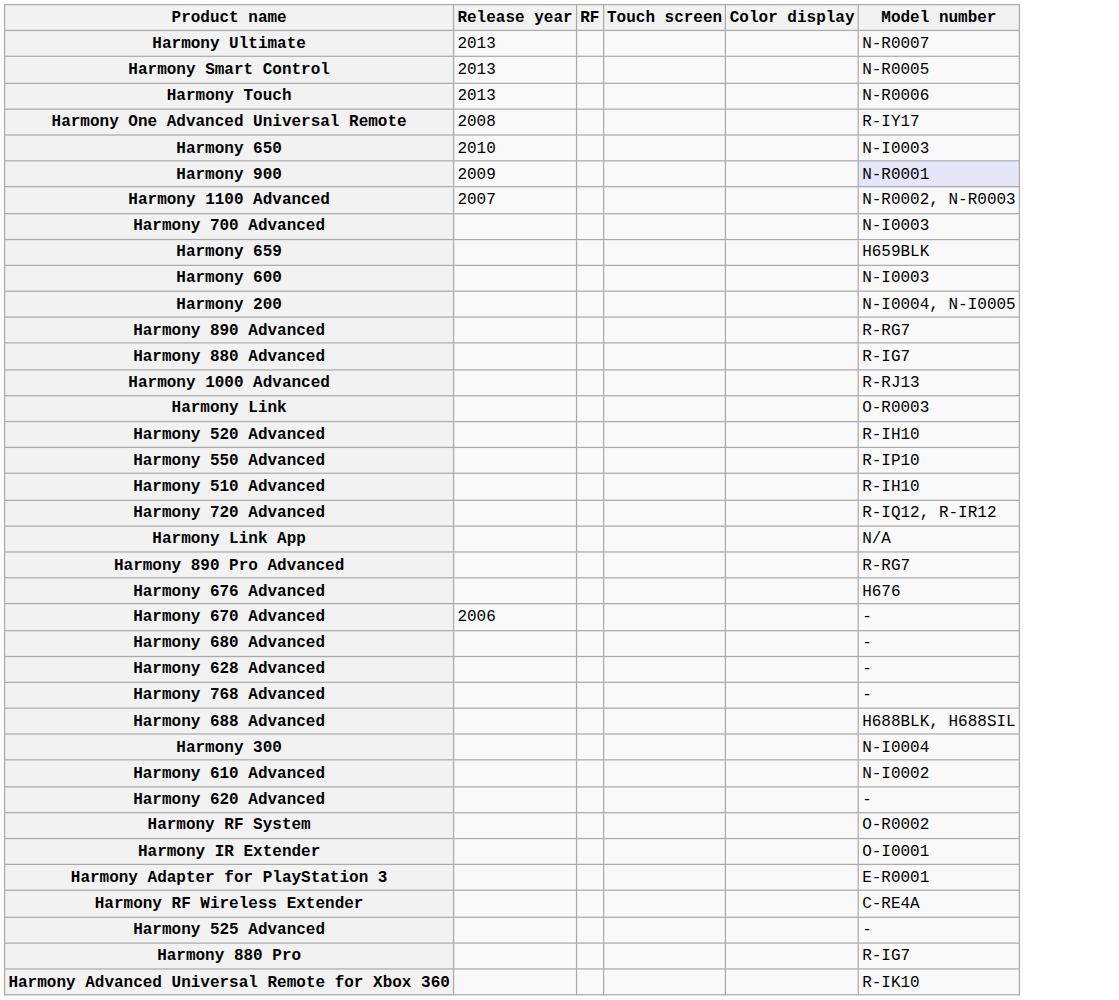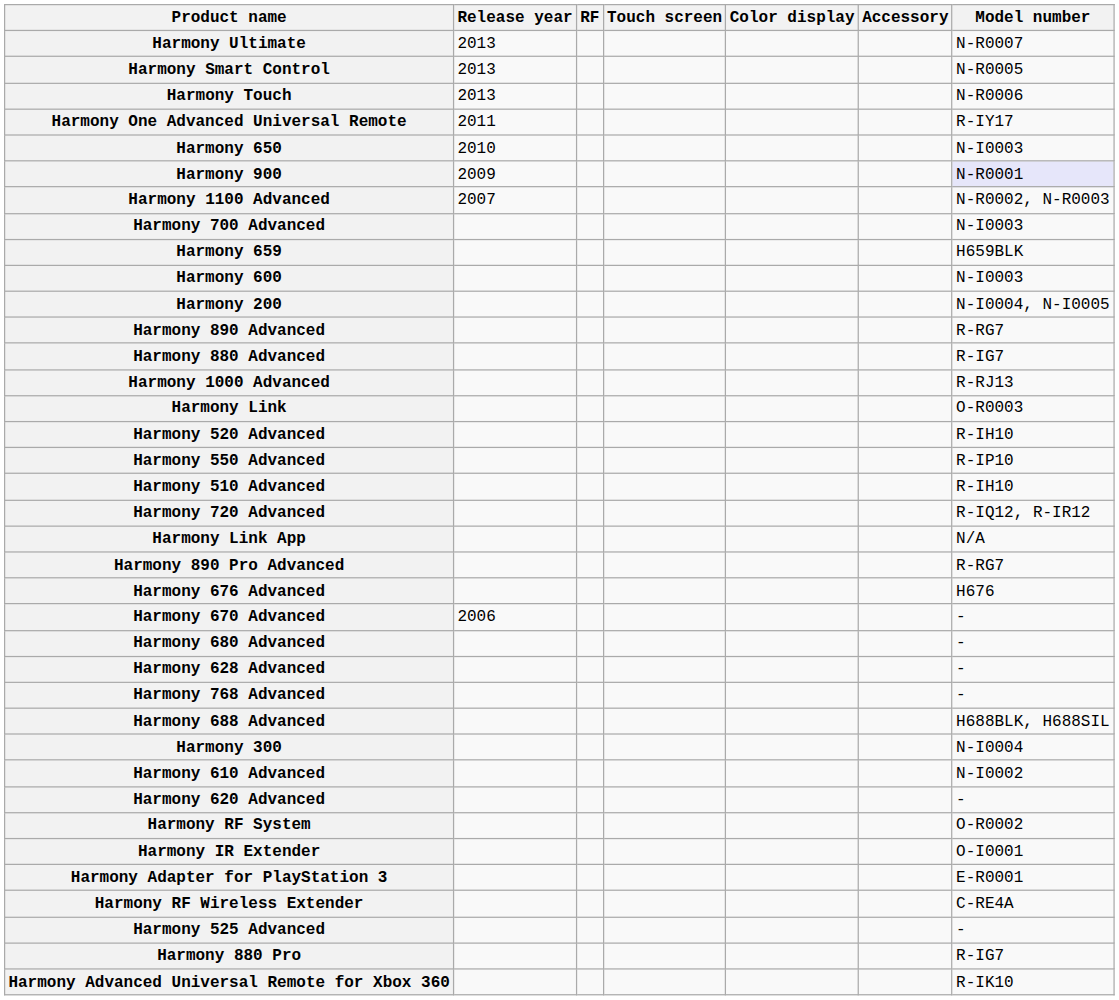+ column: (905, 18)
(477, 122) 2008 -> (477, 122) 2011
